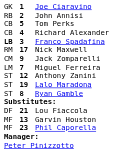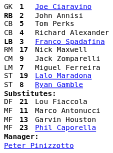(8, 15) normal -> (8, 15) bold
- row: (66, 76)
+ row: (68, 111)
